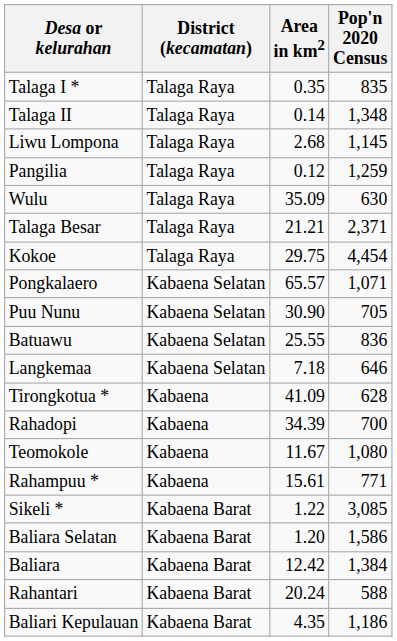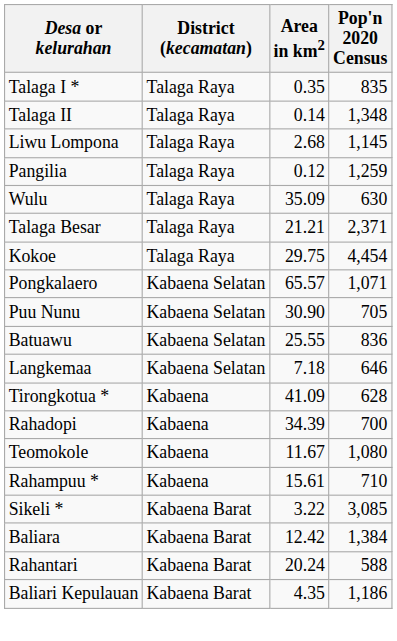(374, 481) 771 -> (374, 481) 710
(309, 509) 1.22 -> (309, 509) 3.22
- row: (63, 537)
